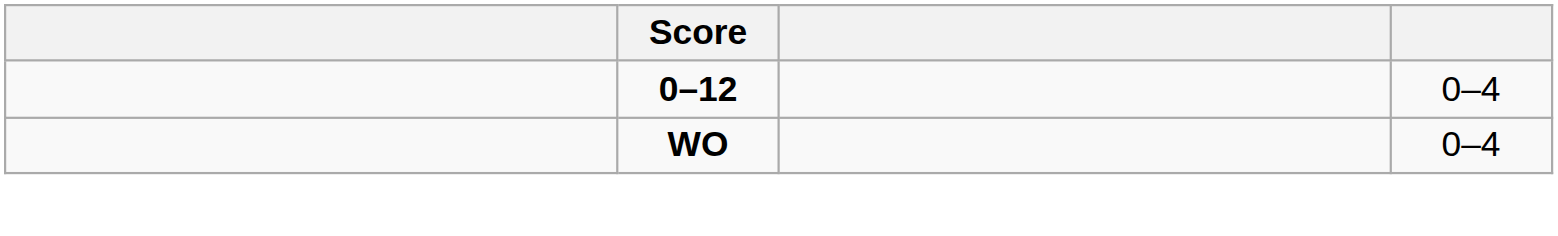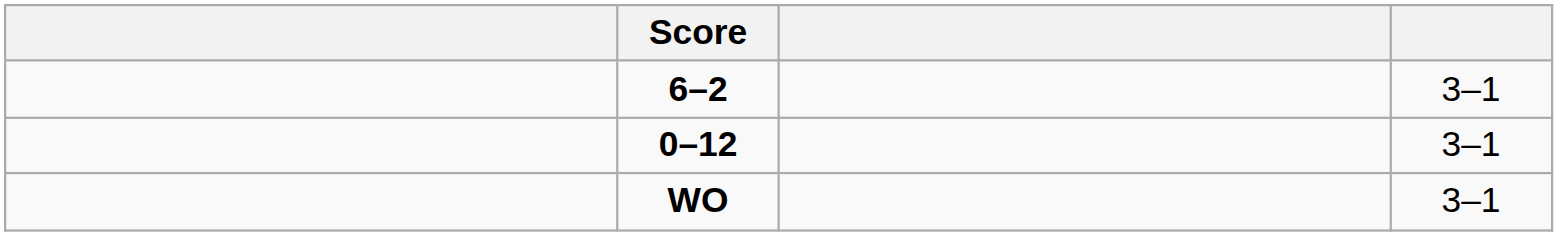+ row: (698, 88)
(1471, 88) 0–4 -> (1471, 144) 3–1
(1471, 144) 0–4 -> (1471, 200) 3–1
